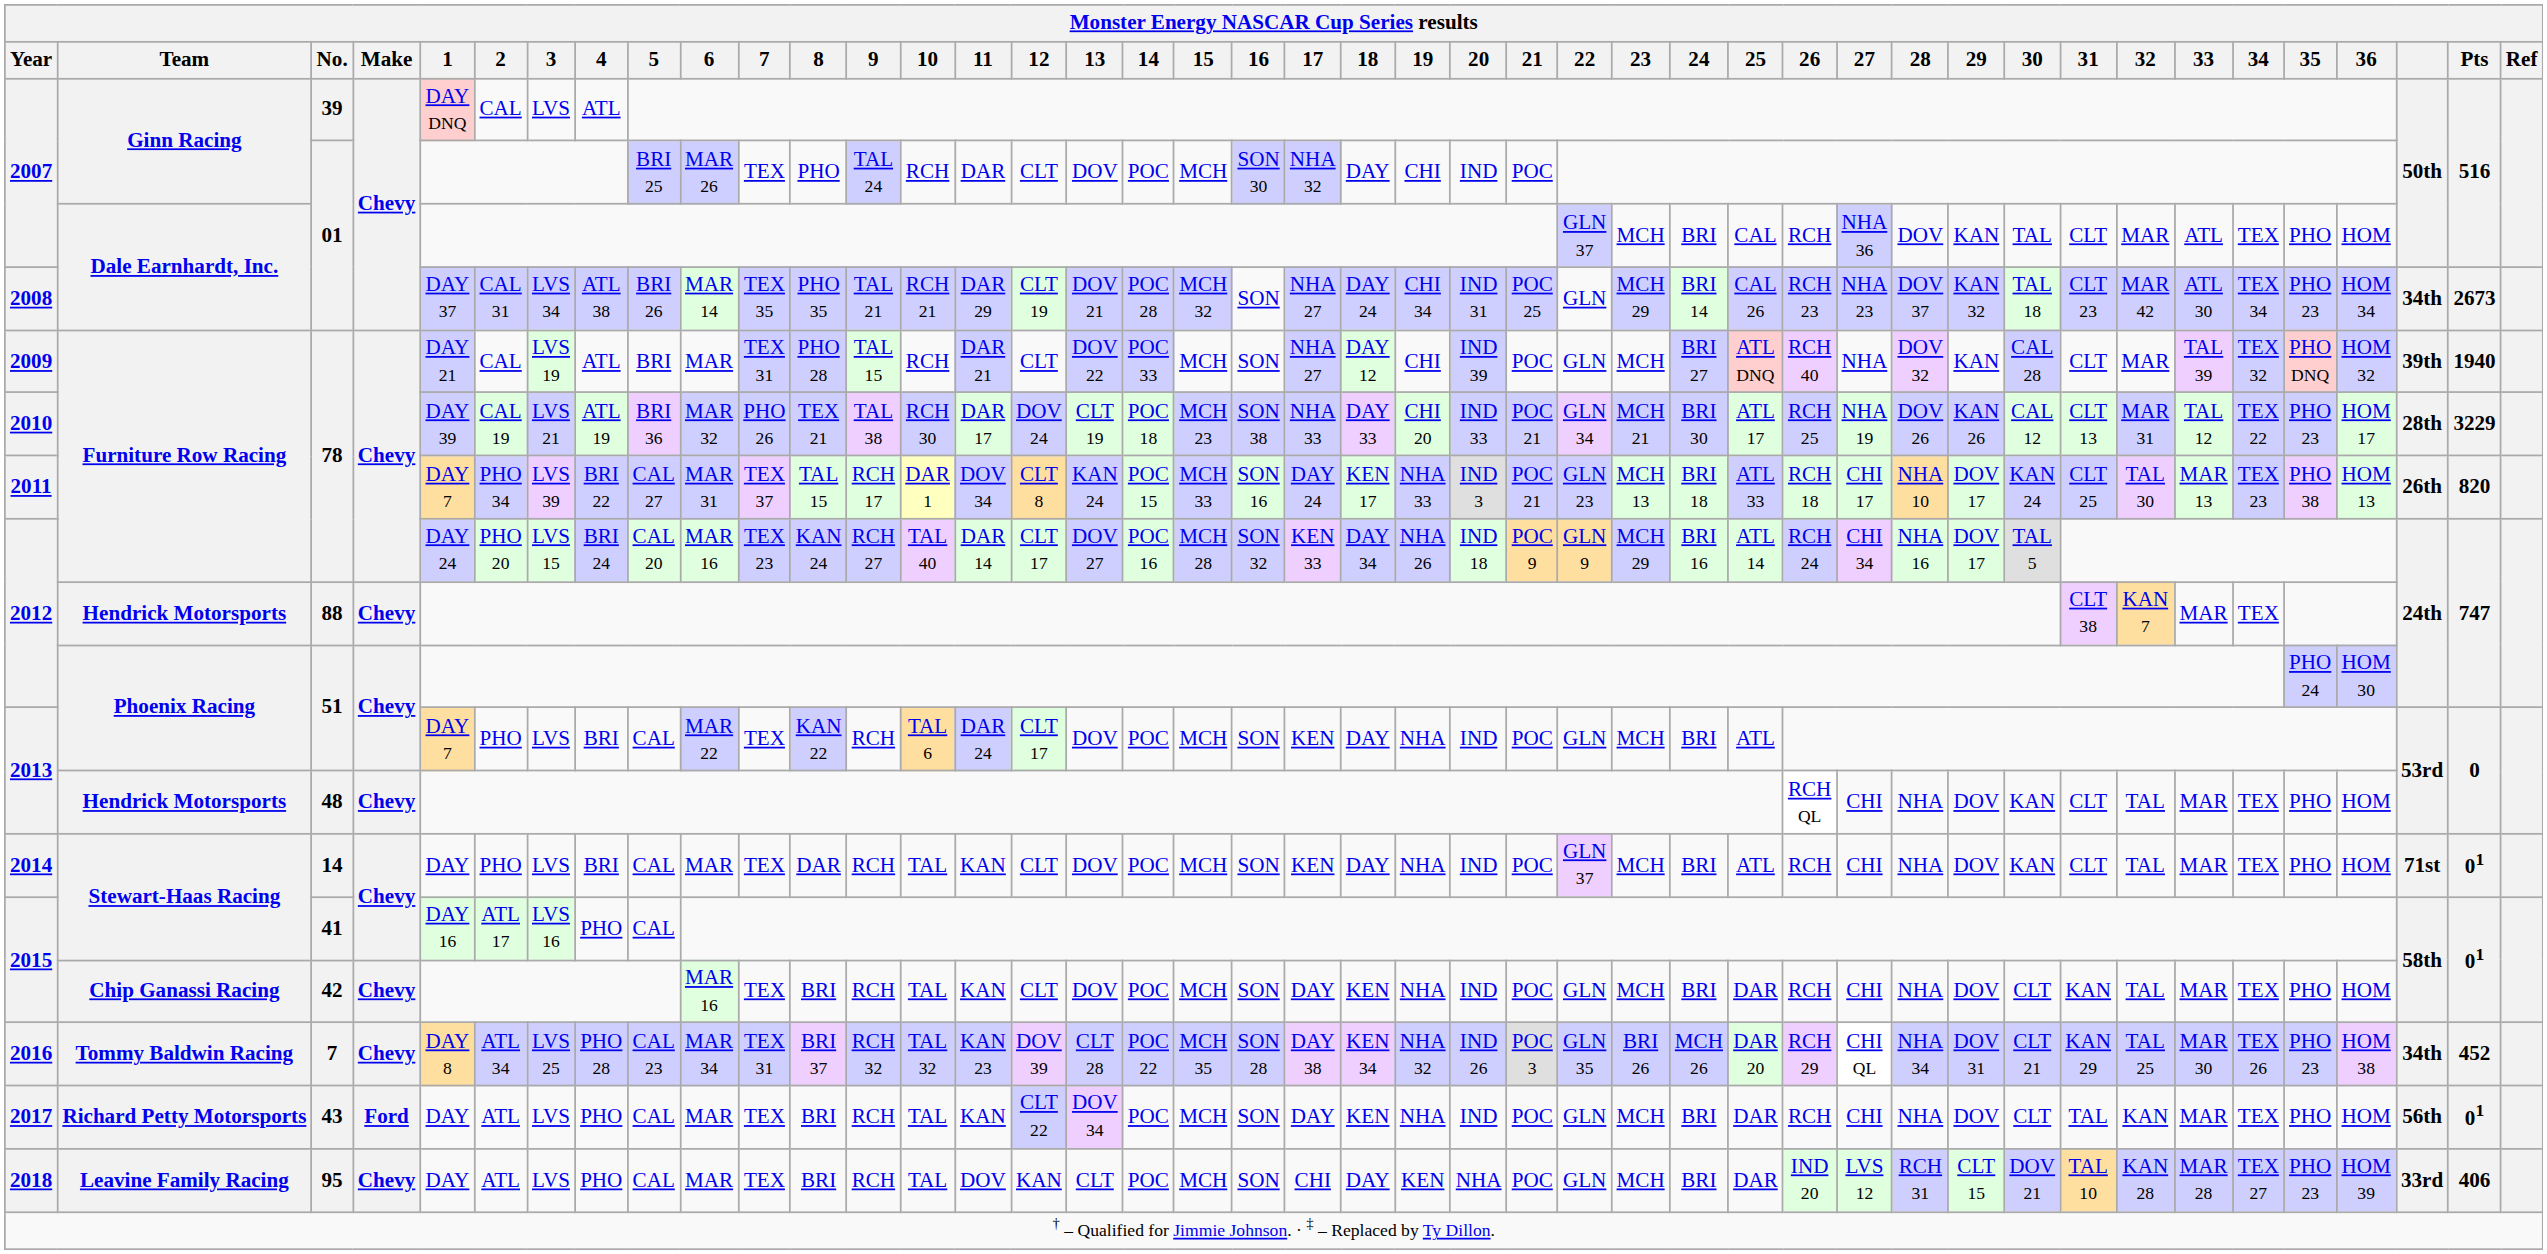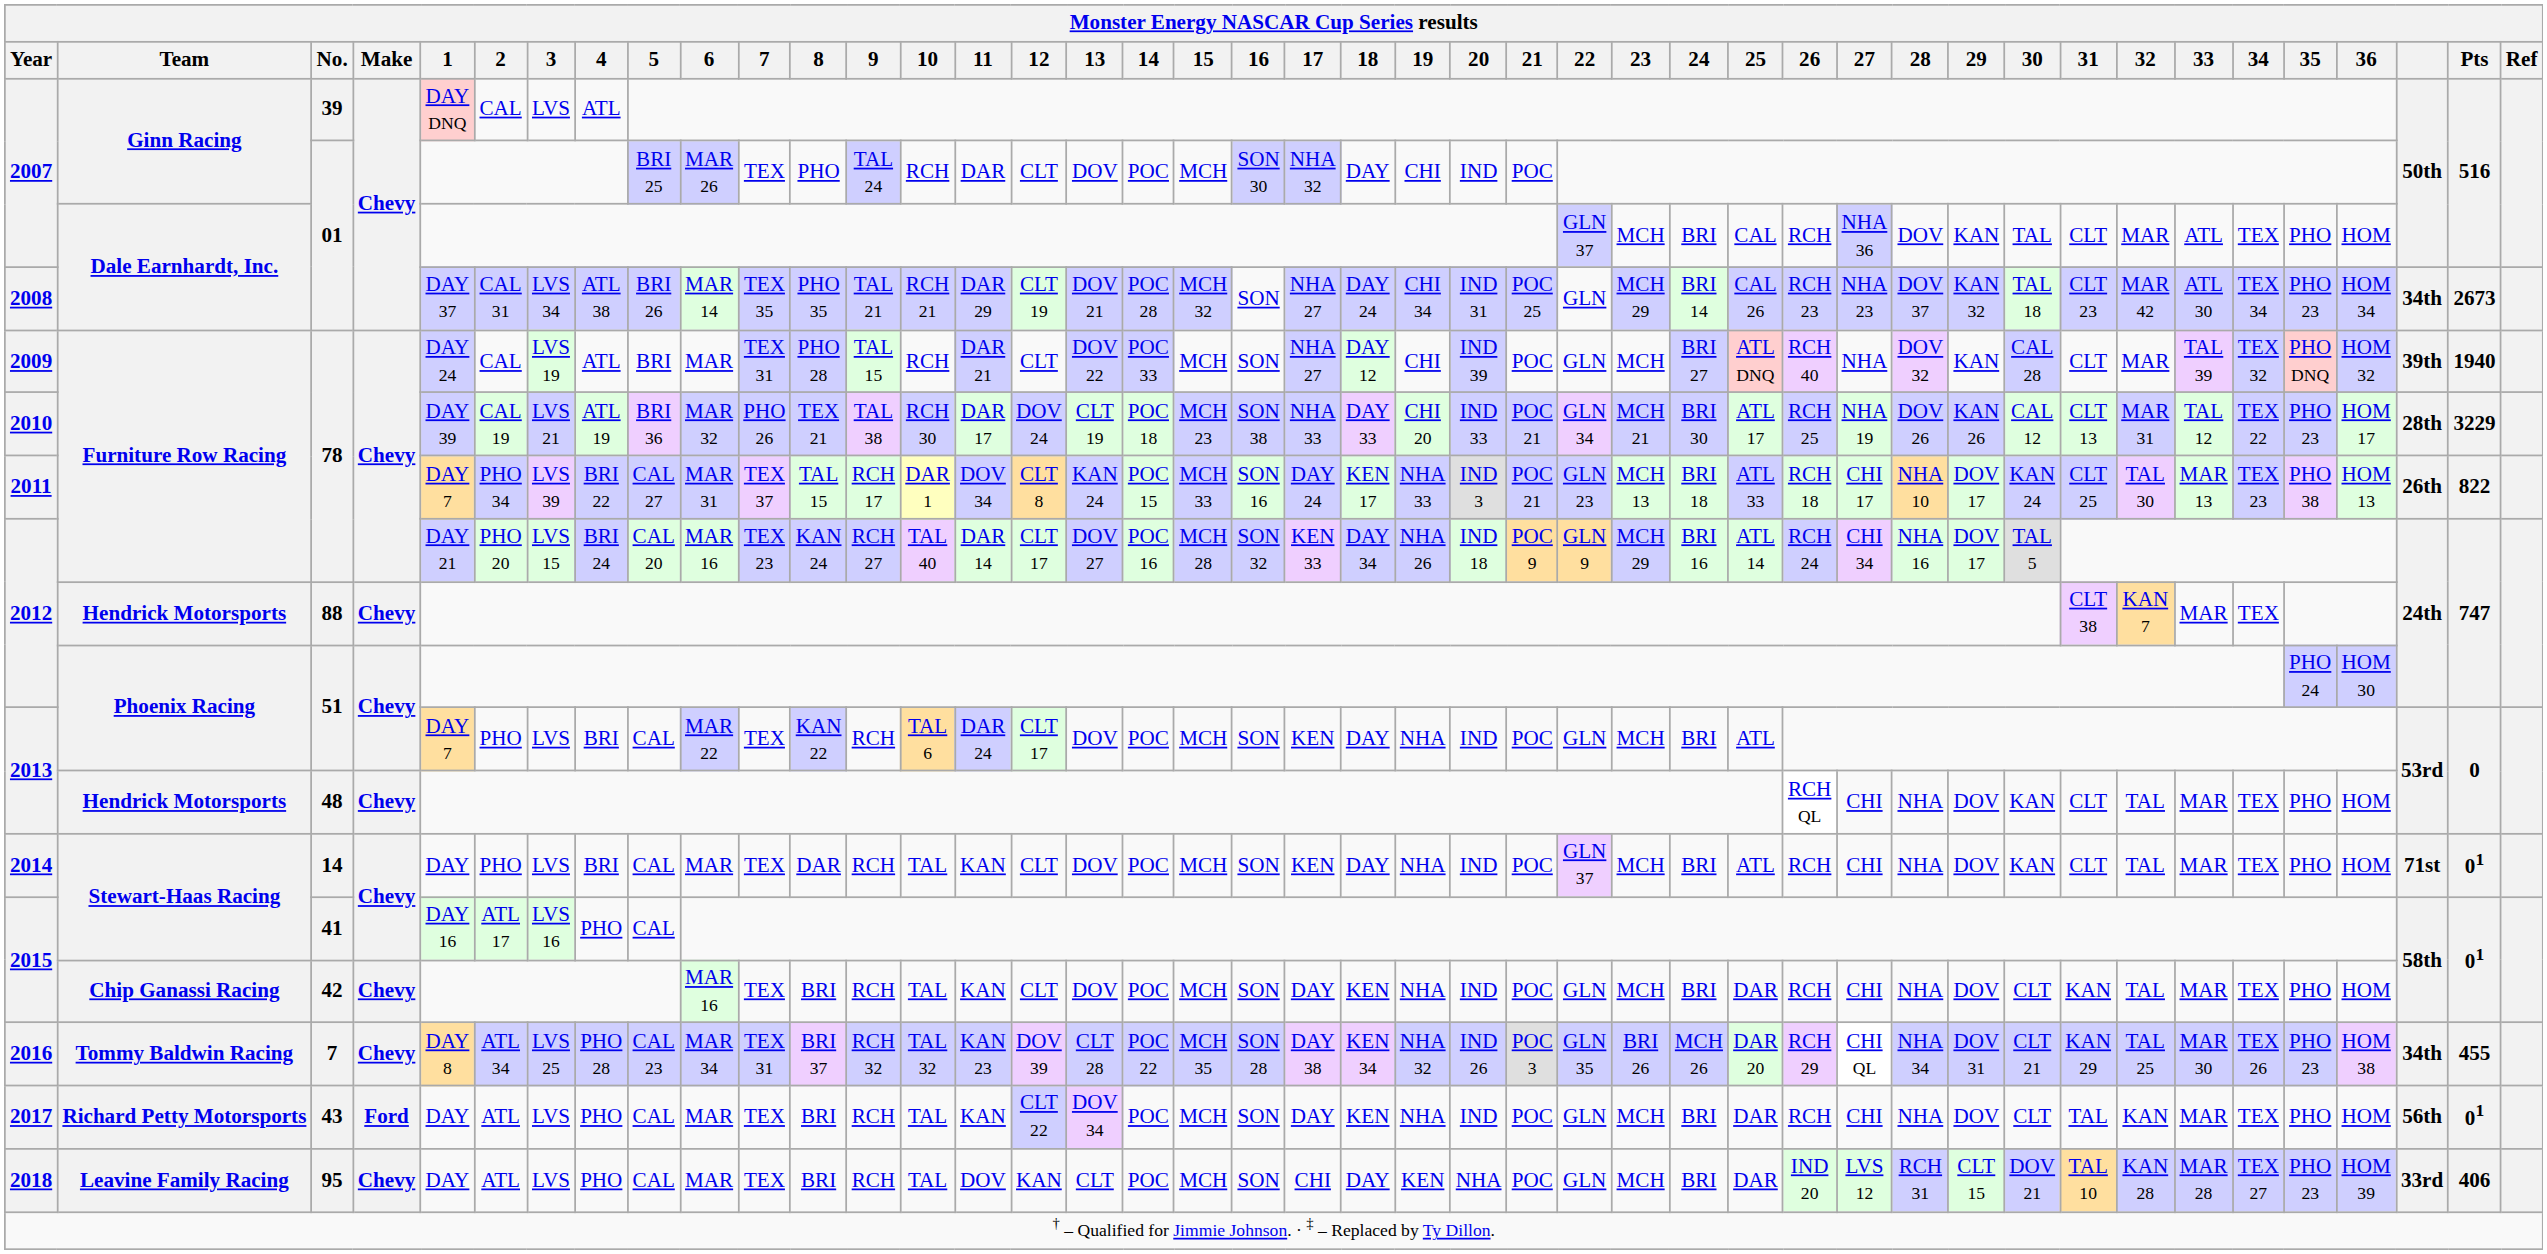(447, 360) DAY 21 -> (447, 360) DAY 24
(2475, 486) 820 -> (2475, 486) 822
(447, 549) DAY 24 -> (447, 549) DAY 21
(2475, 1053) 452 -> (2475, 1053) 455
